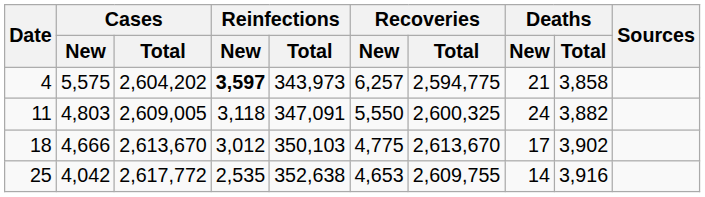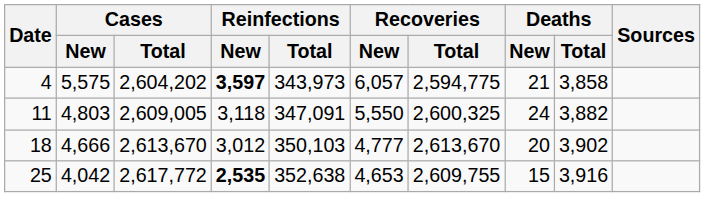(379, 82) 6,257 -> (379, 82) 6,057
(379, 144) 4,775 -> (379, 144) 4,777
(539, 144) 17 -> (539, 144) 20
(240, 176) normal -> (240, 176) bold
(539, 176) 14 -> (539, 176) 15
